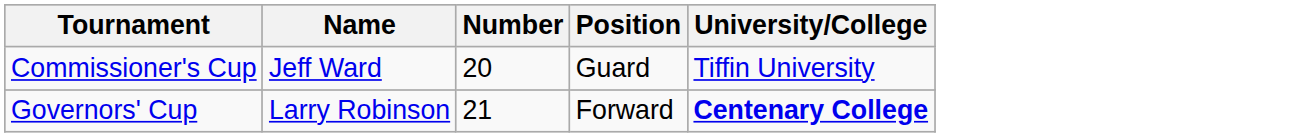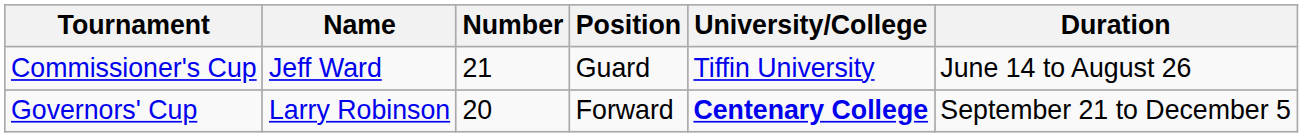+ column: (1116, 25)
(477, 68) 20 -> (477, 68) 21
(477, 110) 21 -> (477, 110) 20
